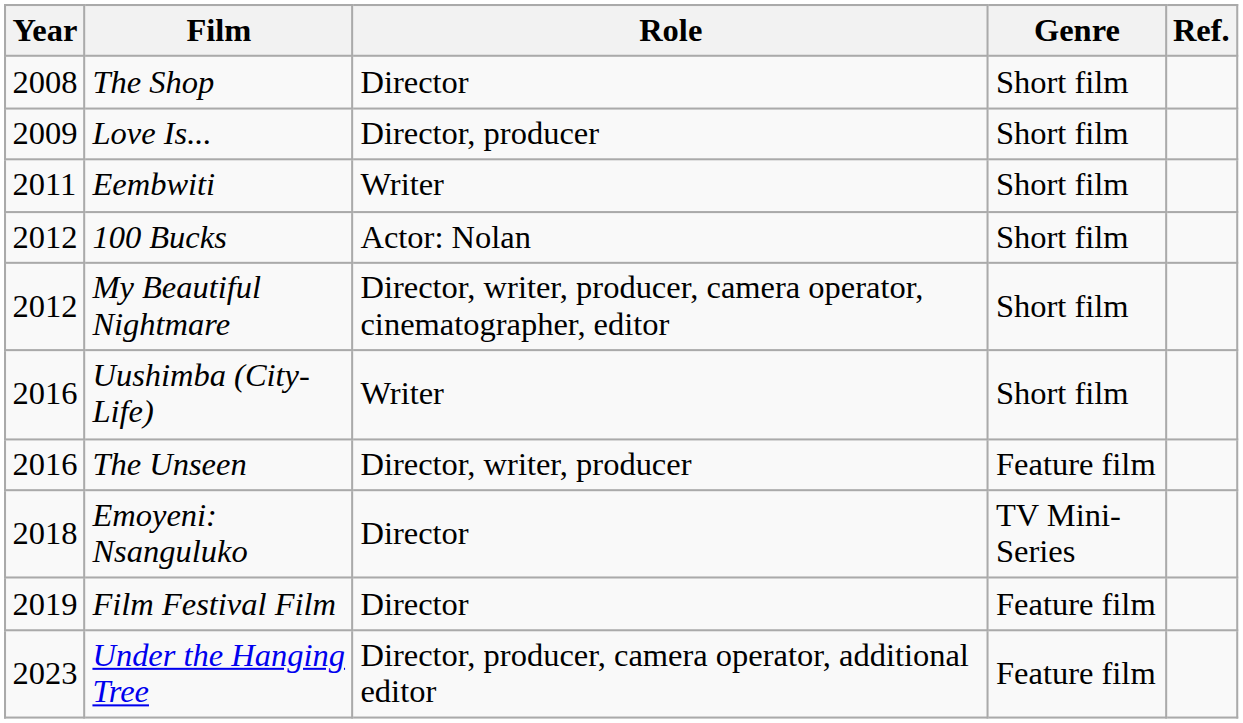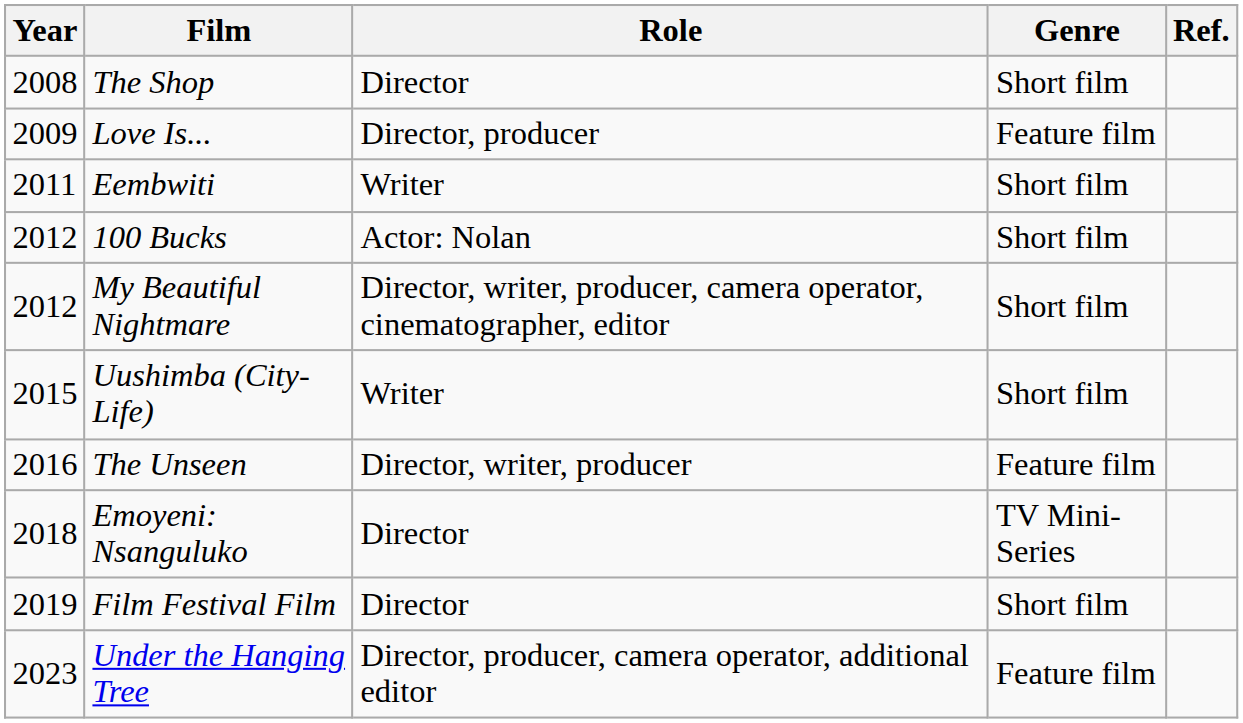(1062, 133) Short film -> (1076, 133) Feature film
(45, 394) 2016 -> (45, 394) 2015
(1076, 603) Feature film -> (1062, 603) Short film
